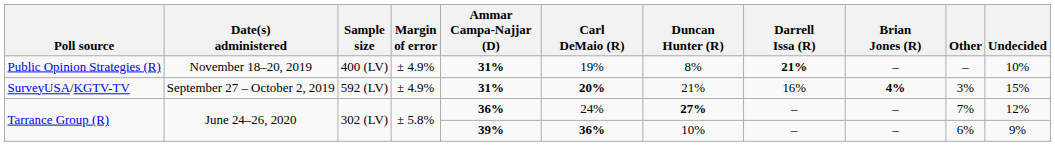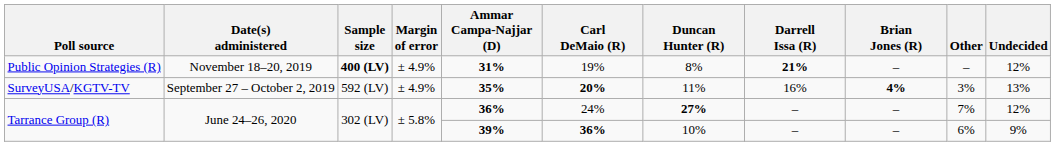(364, 66) normal -> (365, 66) bold
(1018, 66) 10% -> (1018, 66) 12%
(491, 87) 31% -> (492, 87) 35%
(693, 87) 21% -> (694, 87) 11%
(1018, 87) 15% -> (1018, 87) 13%
